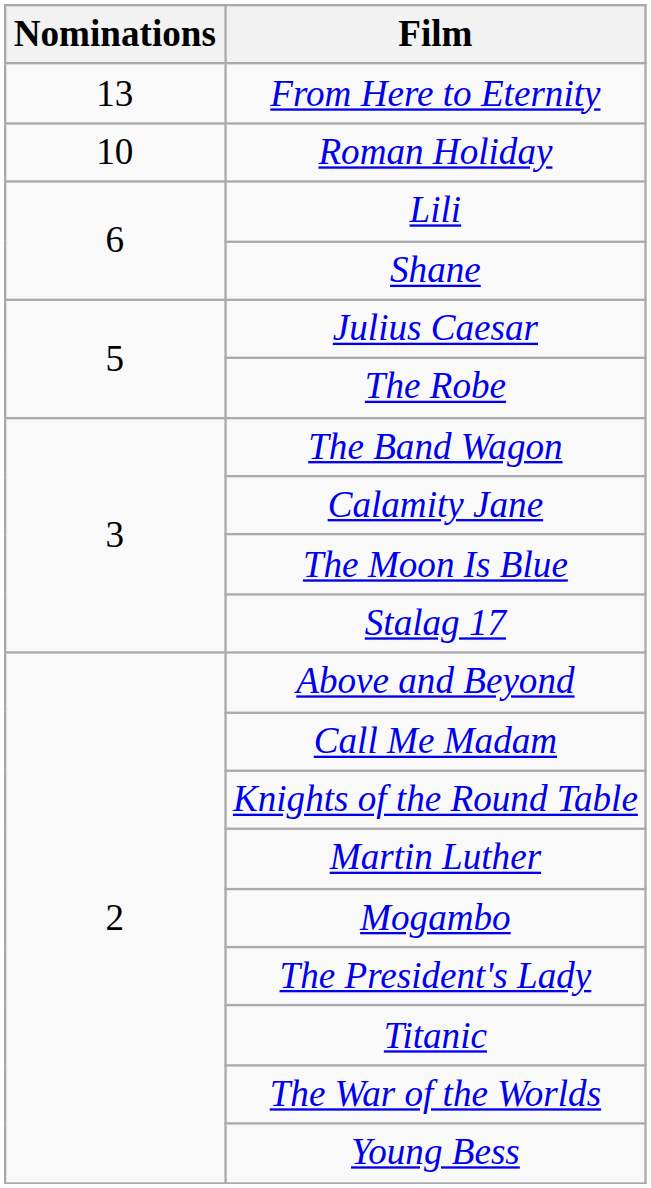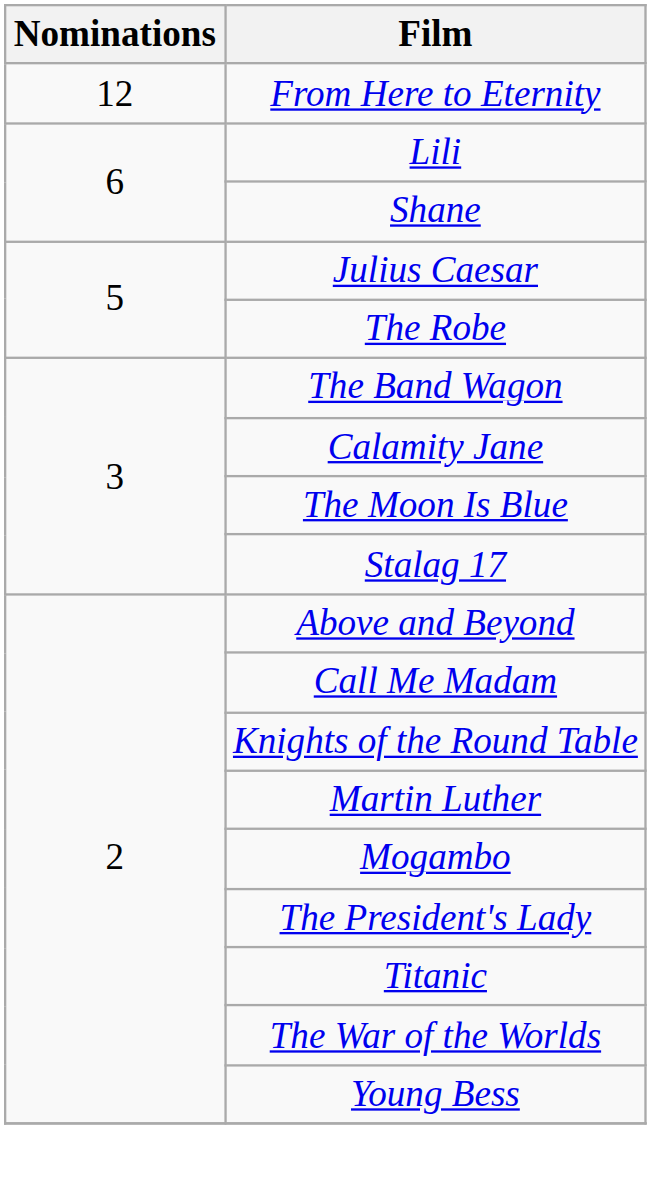(115, 92) 13 -> (115, 92) 12
- row: (435, 151)
